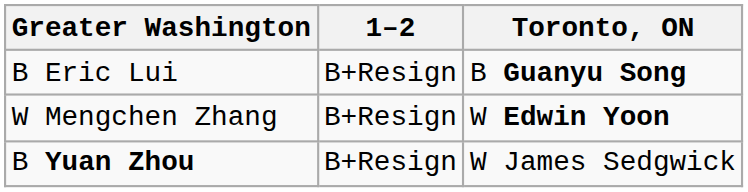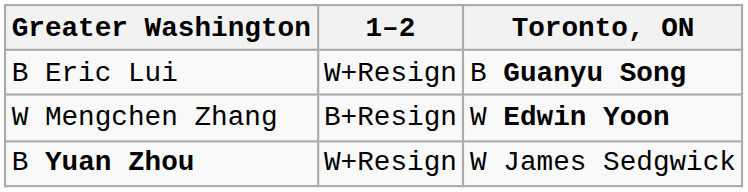(390, 73) B+Resign -> (390, 73) W+Resign
(390, 163) B+Resign -> (390, 163) W+Resign
